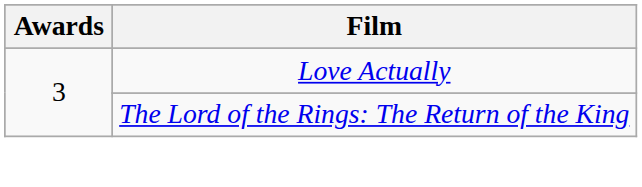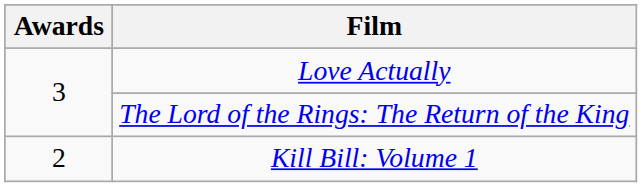+ row: (374, 158)
